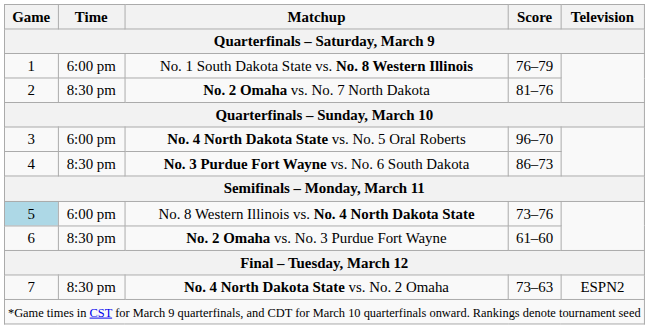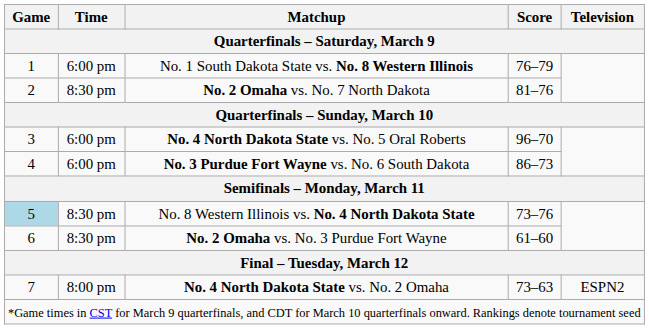(91, 164) 8:30 pm -> (91, 164) 6:00 pm
(91, 213) 6:00 pm -> (91, 213) 8:30 pm
(91, 287) 8:30 pm -> (91, 287) 8:00 pm
